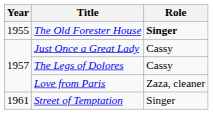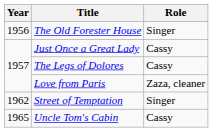(18, 30) 1955 -> (18, 30) 1956
(162, 30) bold -> (161, 30) normal
(18, 100) 1961 -> (18, 100) 1962
+ row: (76, 118)
